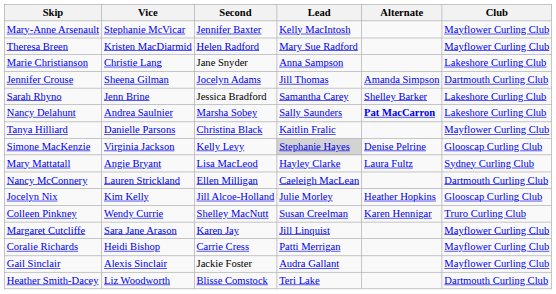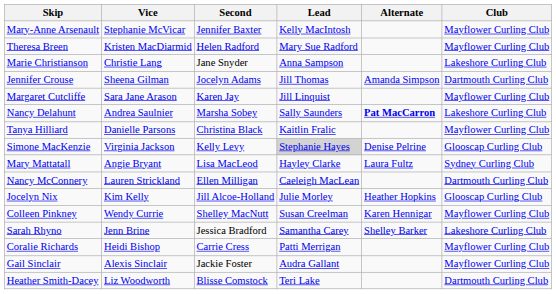rows swapped: (46, 230) <-> (34, 96)
(485, 213) Truro Curling Club -> (497, 213) Mayflower Curling Club
